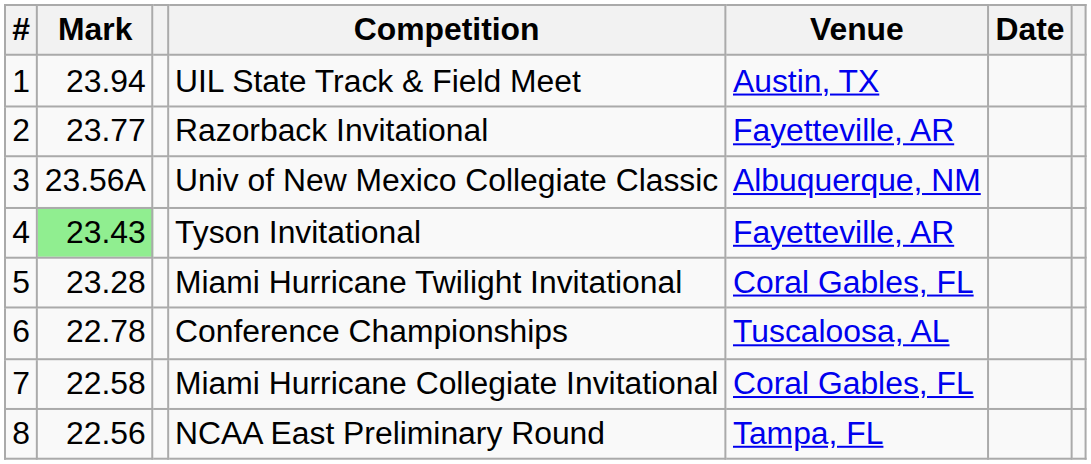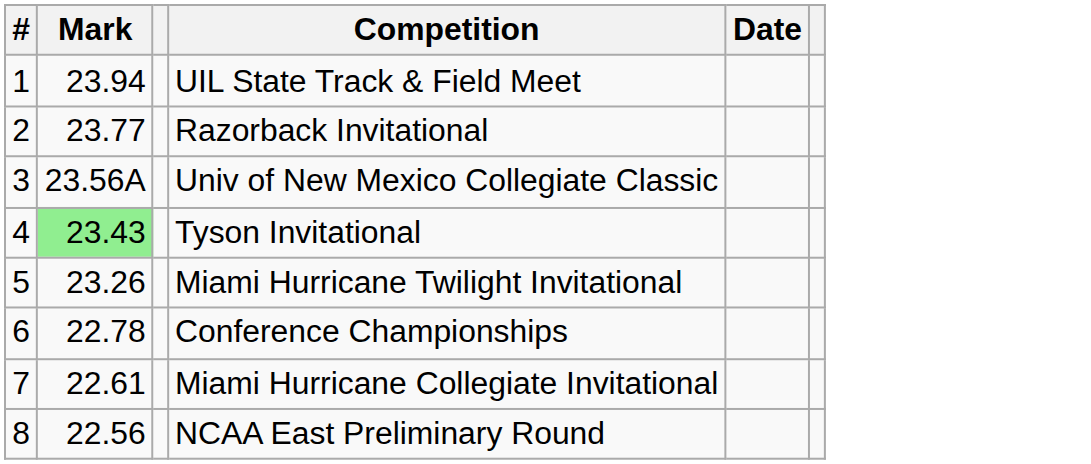- column: (857, 29)
(106, 282) 23.28 -> (106, 282) 23.26
(106, 383) 22.58 -> (106, 383) 22.61
